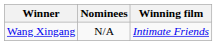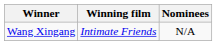columns swapped: (171, 13) <-> (104, 13)
